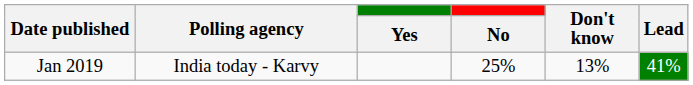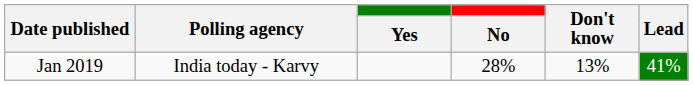(498, 66) 25% -> (498, 66) 28%
